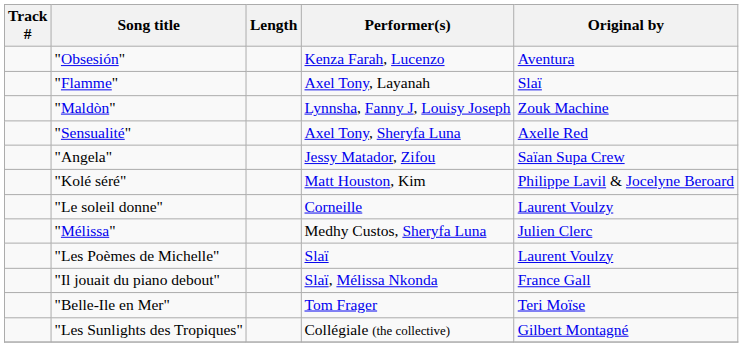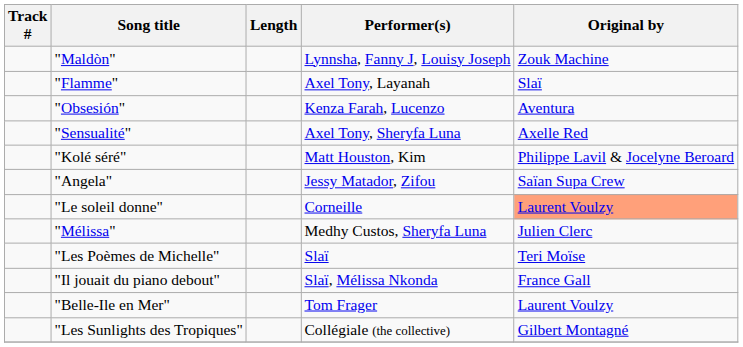rows swapped: (85, 108) <-> (90, 58)
rows swapped: (83, 157) <-> (90, 181)
(566, 206) no background -> (566, 206) lightsalmon background
(566, 255) Laurent Voulzy -> (551, 255) Teri Moïse
(551, 305) Teri Moïse -> (566, 305) Laurent Voulzy
